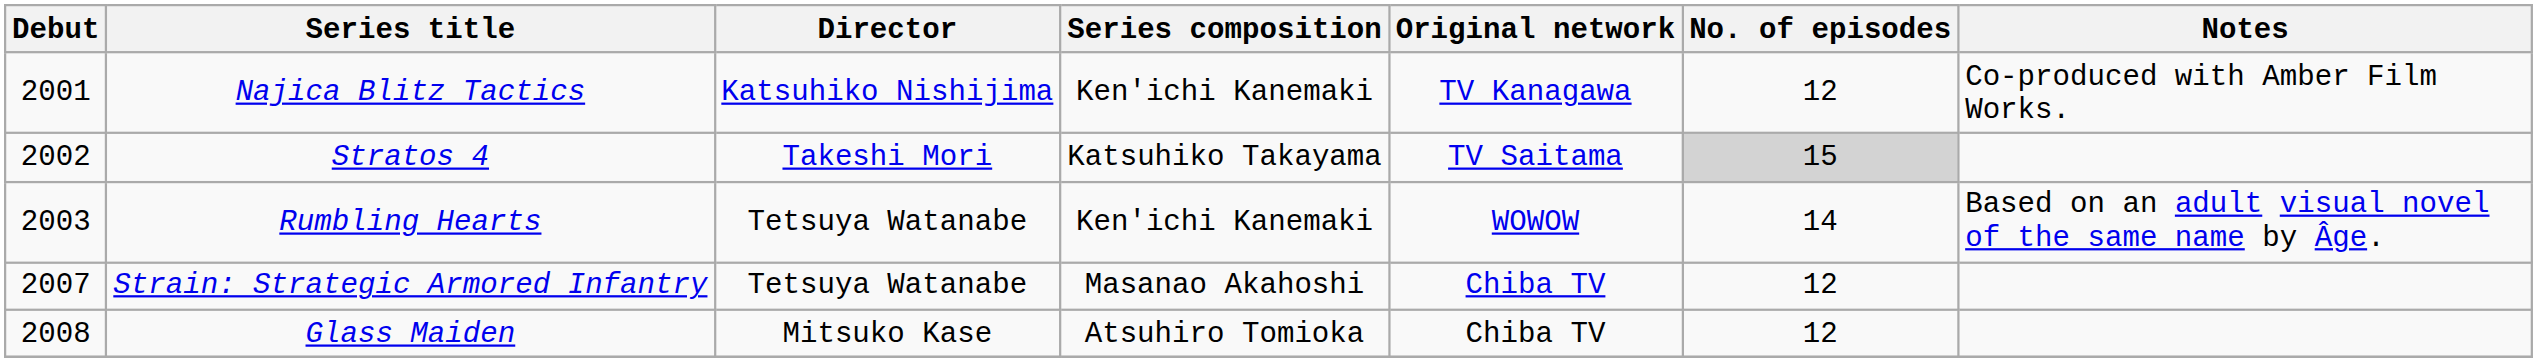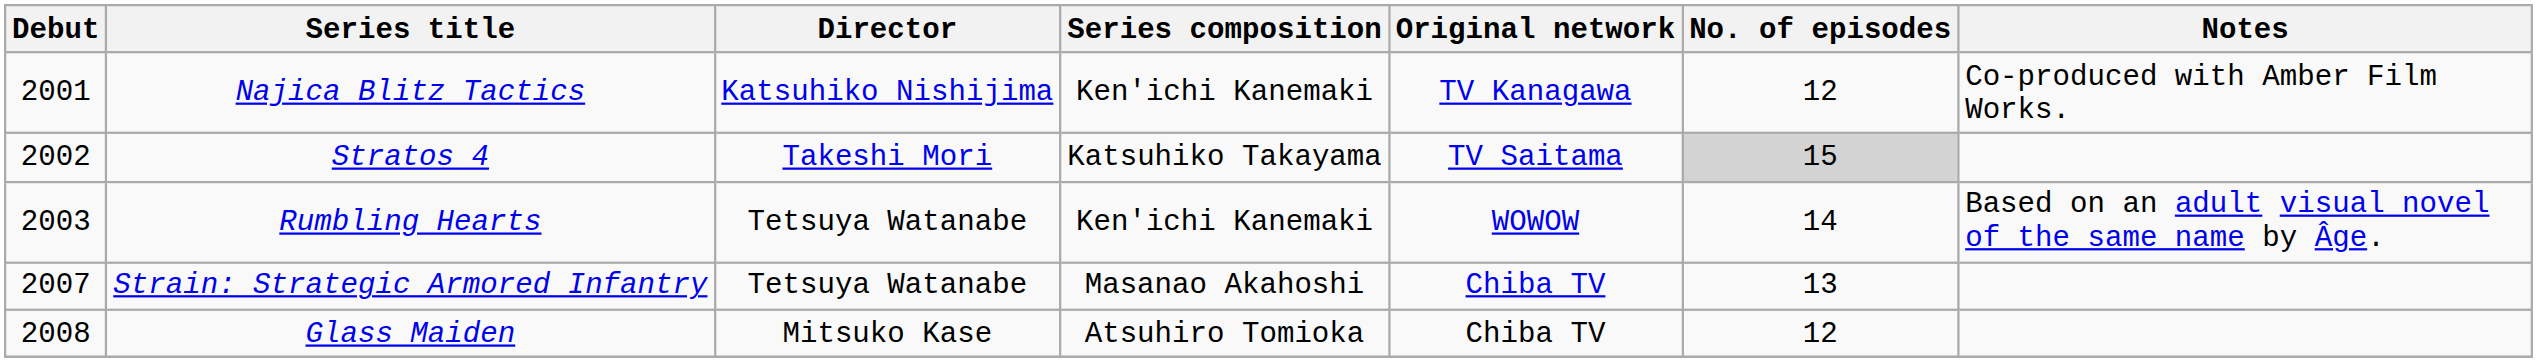(1820, 286) 12 -> (1820, 286) 13
